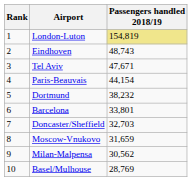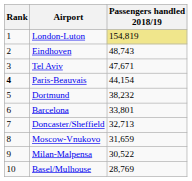(9, 80) normal -> (9, 80) bold
(121, 125) 32,703 -> (121, 125) 32,713
(121, 154) 30,562 -> (121, 154) 30,522
